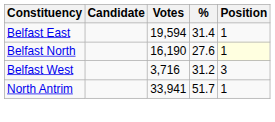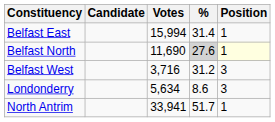(168, 32) 19,594 -> (168, 32) 15,994
(168, 51) 16,190 -> (168, 51) 11,690
(203, 51) no background -> (203, 51) lightgrey background
+ row: (40, 88)
